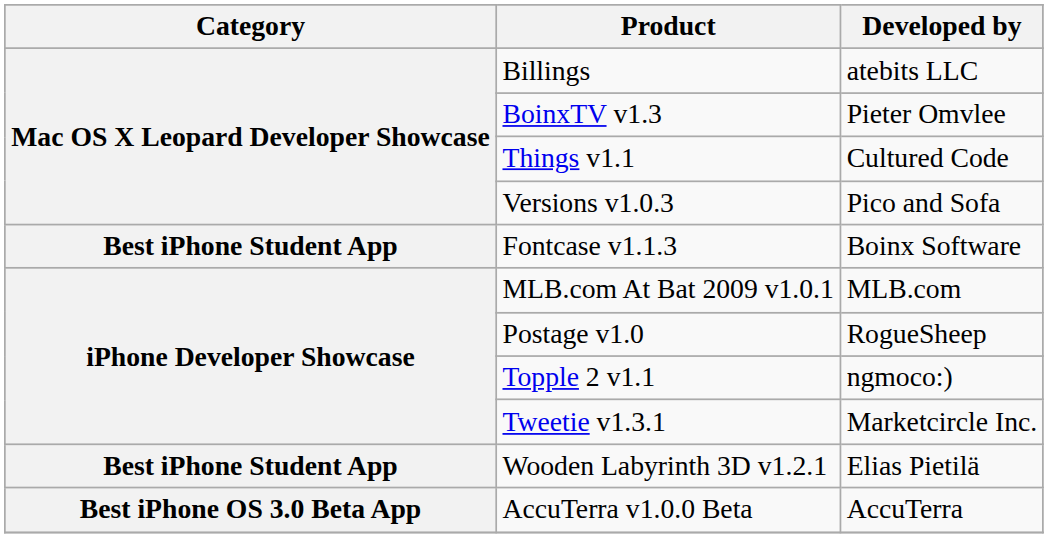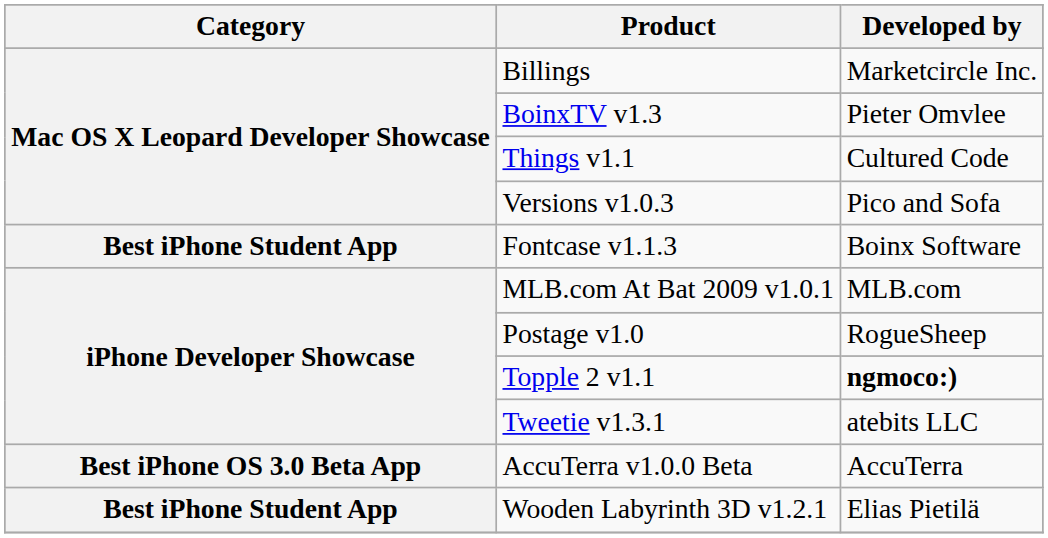(912, 70) atebits LLC -> (942, 70) Marketcircle Inc.
(900, 377) normal -> (902, 377) bold
(942, 421) Marketcircle Inc. -> (912, 421) atebits LLC
rows swapped: (665, 465) <-> (628, 509)
